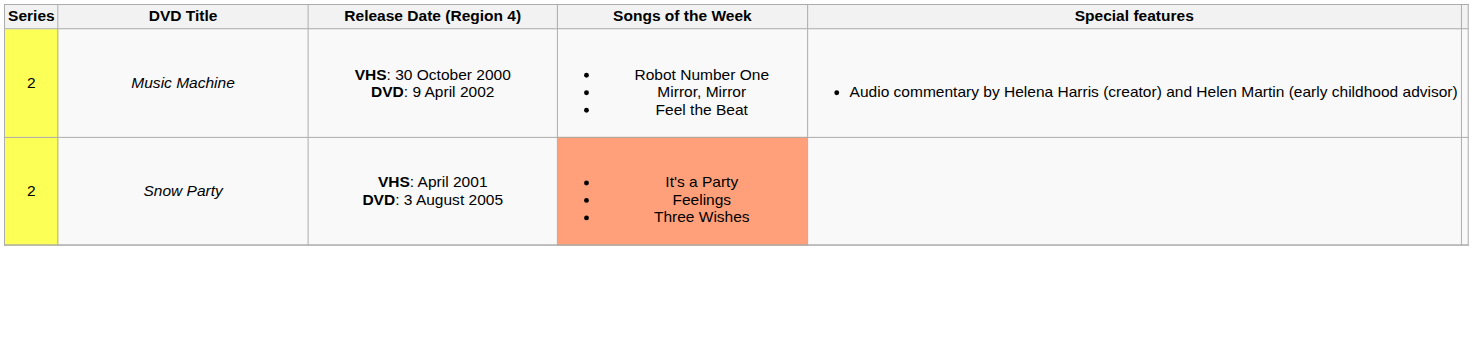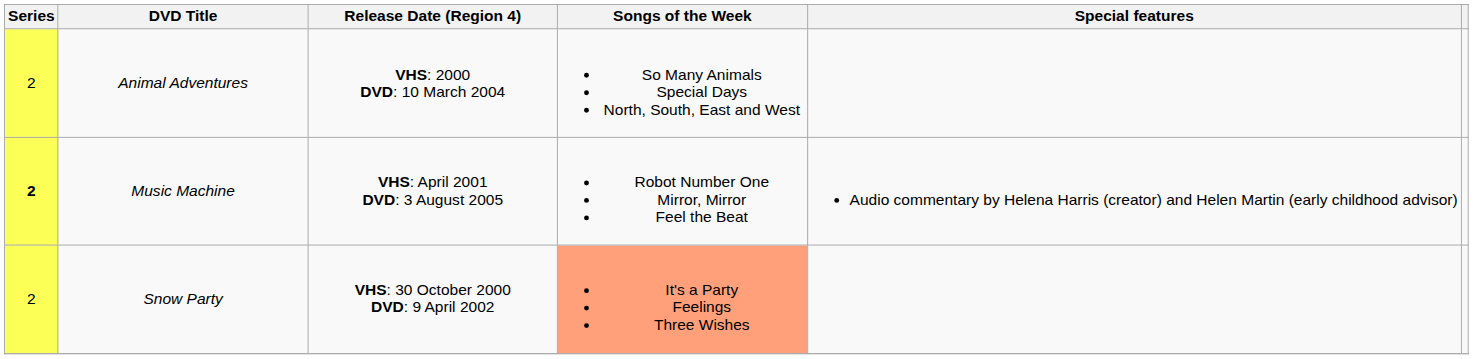+ row: (183, 83)
(31, 83) normal -> (31, 191) bold
(433, 83) VHS: 30 October 2000 DVD: 9 April 2002 -> (433, 191) VHS: April 2001 DVD: 3 August 2005
(433, 191) VHS: April 2001 DVD: 3 August 2005 -> (433, 299) VHS: 30 October 2000 DVD: 9 April 2002
